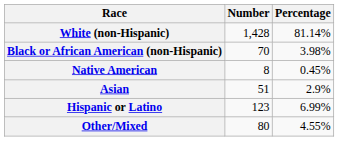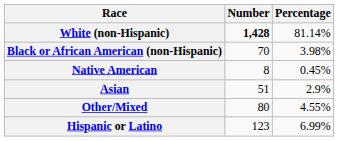(256, 32) normal -> (256, 32) bold
rows swapped: (115, 126) <-> (115, 107)
